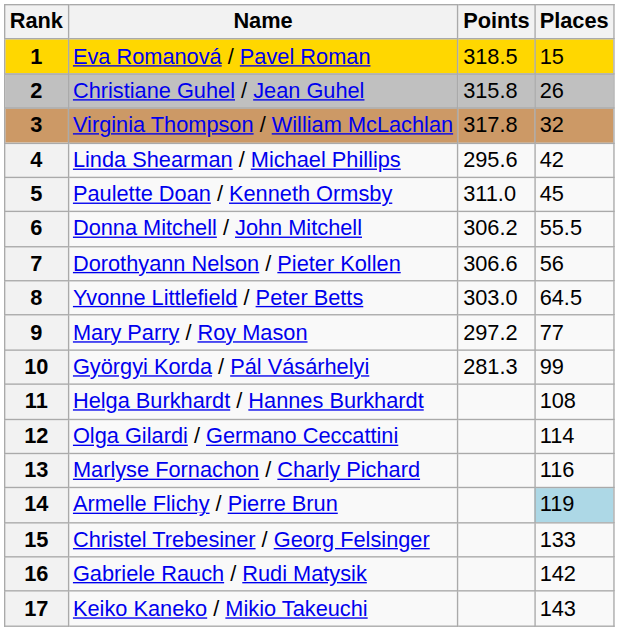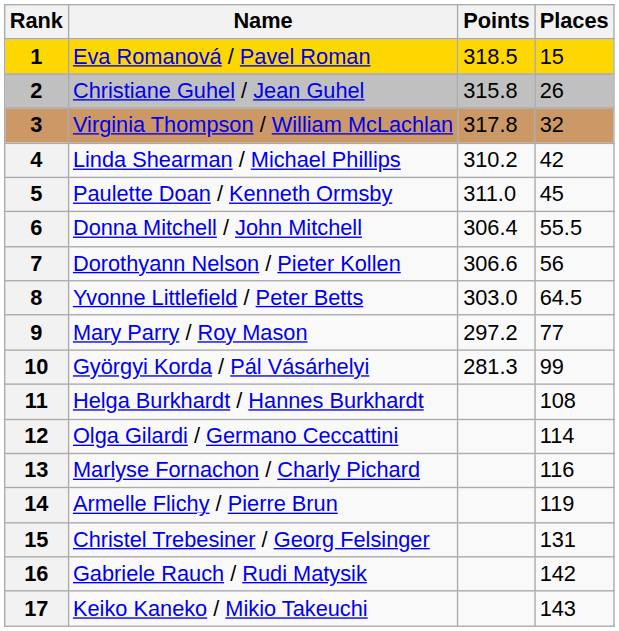(490, 159) 295.6 -> (490, 159) 310.2
(490, 228) 306.2 -> (490, 228) 306.4
(557, 504) lightblue background -> (557, 504) no background
(558, 539) 133 -> (558, 539) 131
